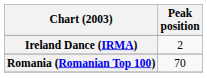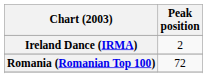(180, 63) 70 -> (180, 63) 72
